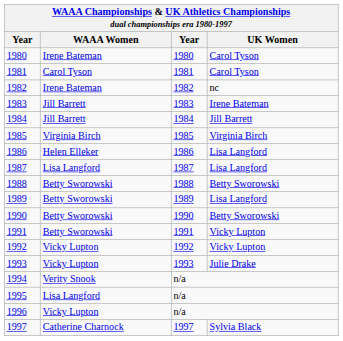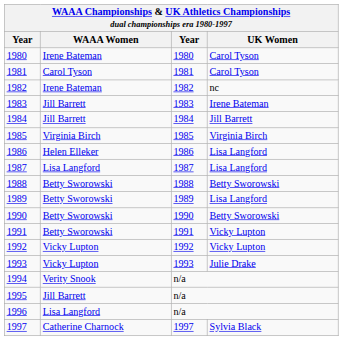(71, 295) Lisa Langford -> (64, 295) Jill Barrett
(71, 311) Vicky Lupton -> (71, 311) Lisa Langford
